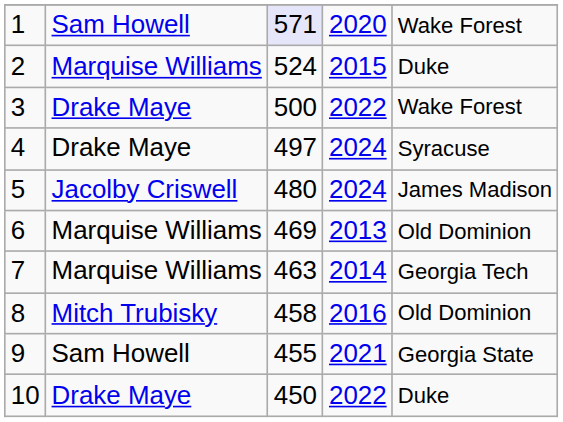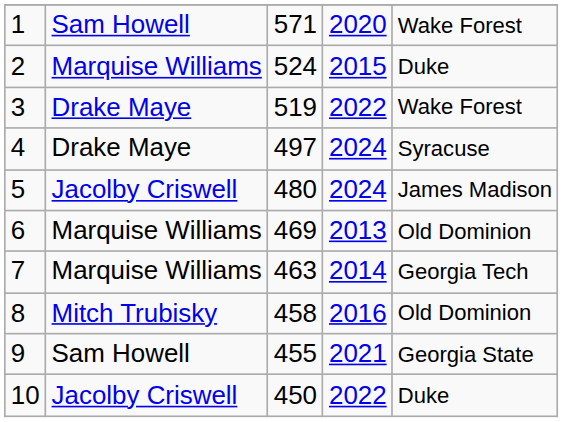(295, 25) lavender background -> (295, 25) no background
(295, 107) 500 -> (295, 107) 519
(121, 395) Drake Maye -> (144, 395) Jacolby Criswell
